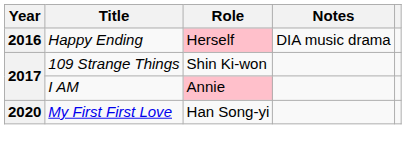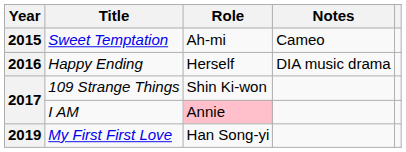+ row: (108, 40)
(210, 40) pink background -> (210, 64) no background
(25, 111) 2020 -> (25, 135) 2019
